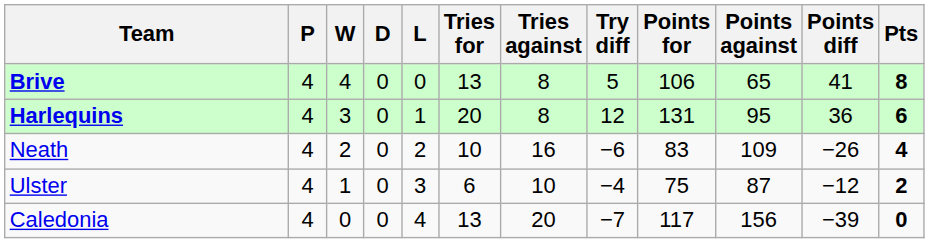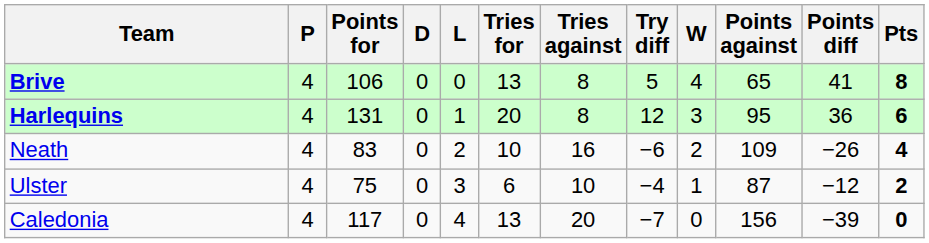columns swapped: (345, 34) <-> (677, 34)
